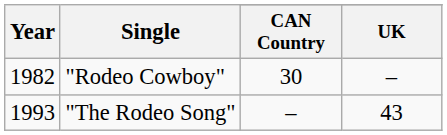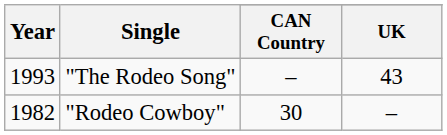rows swapped: (145, 76) <-> (150, 112)
